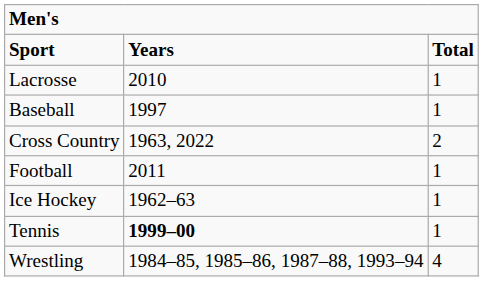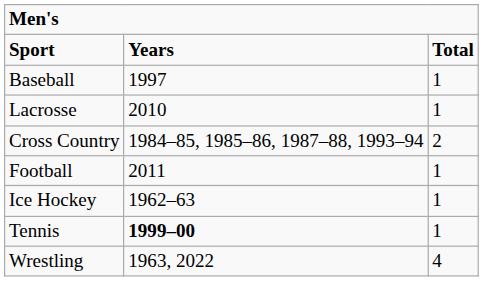rows swapped: (42, 110) <-> (43, 79)
(171, 140) 1963, 2022 -> (276, 140) 1984–85, 1985–86, 1987–88, 1993–94
(276, 261) 1984–85, 1985–86, 1987–88, 1993–94 -> (171, 261) 1963, 2022
